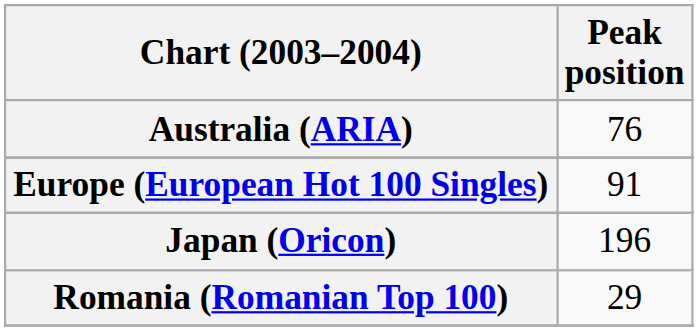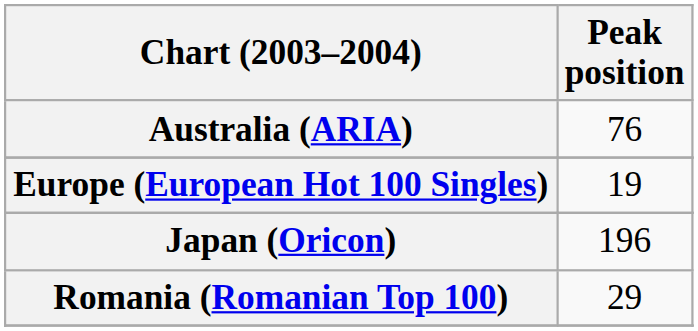(625, 184) 91 -> (625, 184) 19
